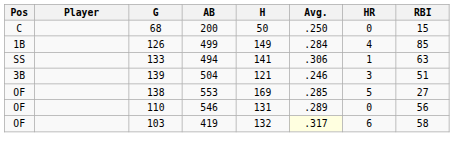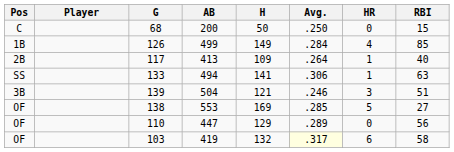+ row: (156, 60)
(209, 108) 546 -> (209, 124) 447
(262, 108) 131 -> (262, 124) 129
